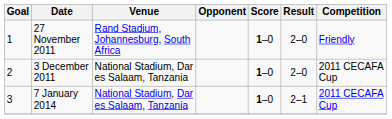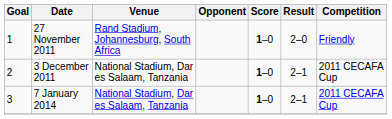(299, 72) 2–0 -> (299, 72) 2–1
